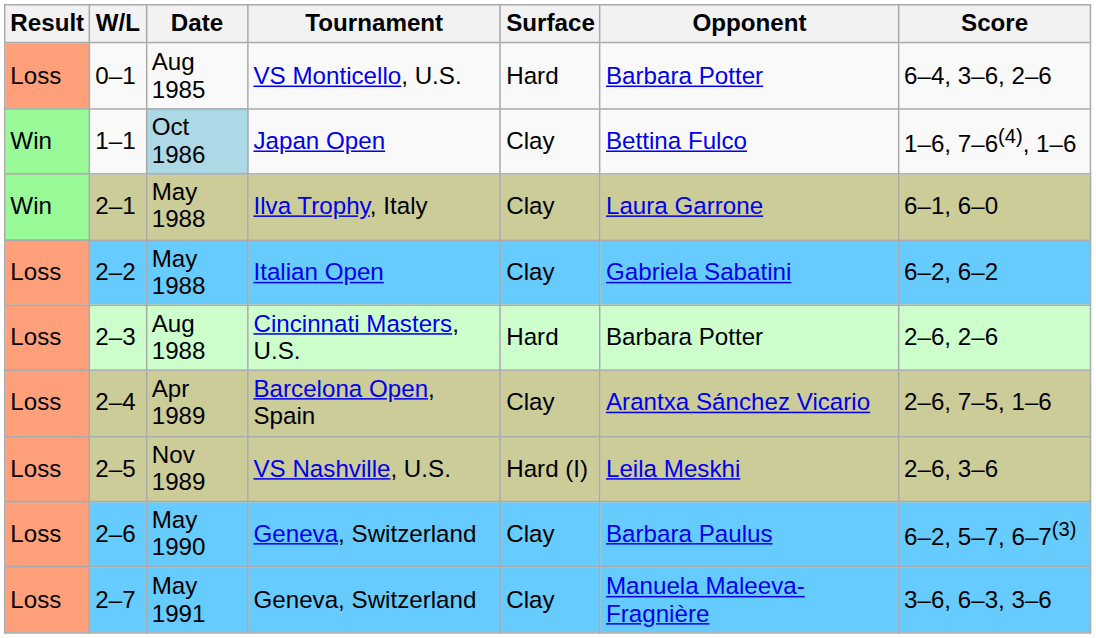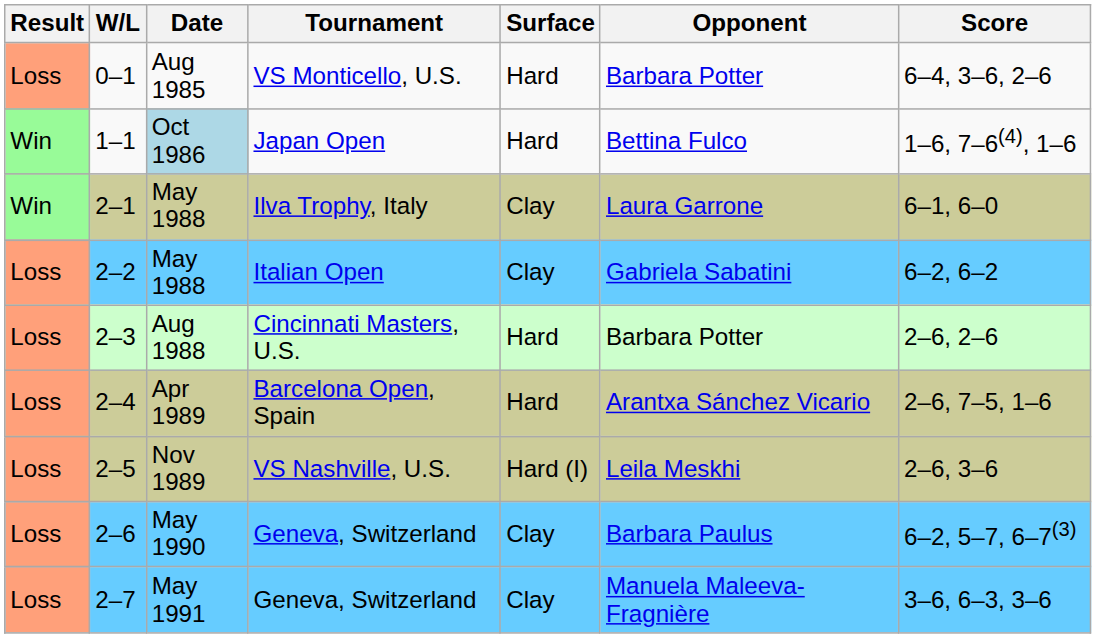(530, 141) Clay -> (532, 141) Hard
(530, 403) Clay -> (532, 403) Hard
